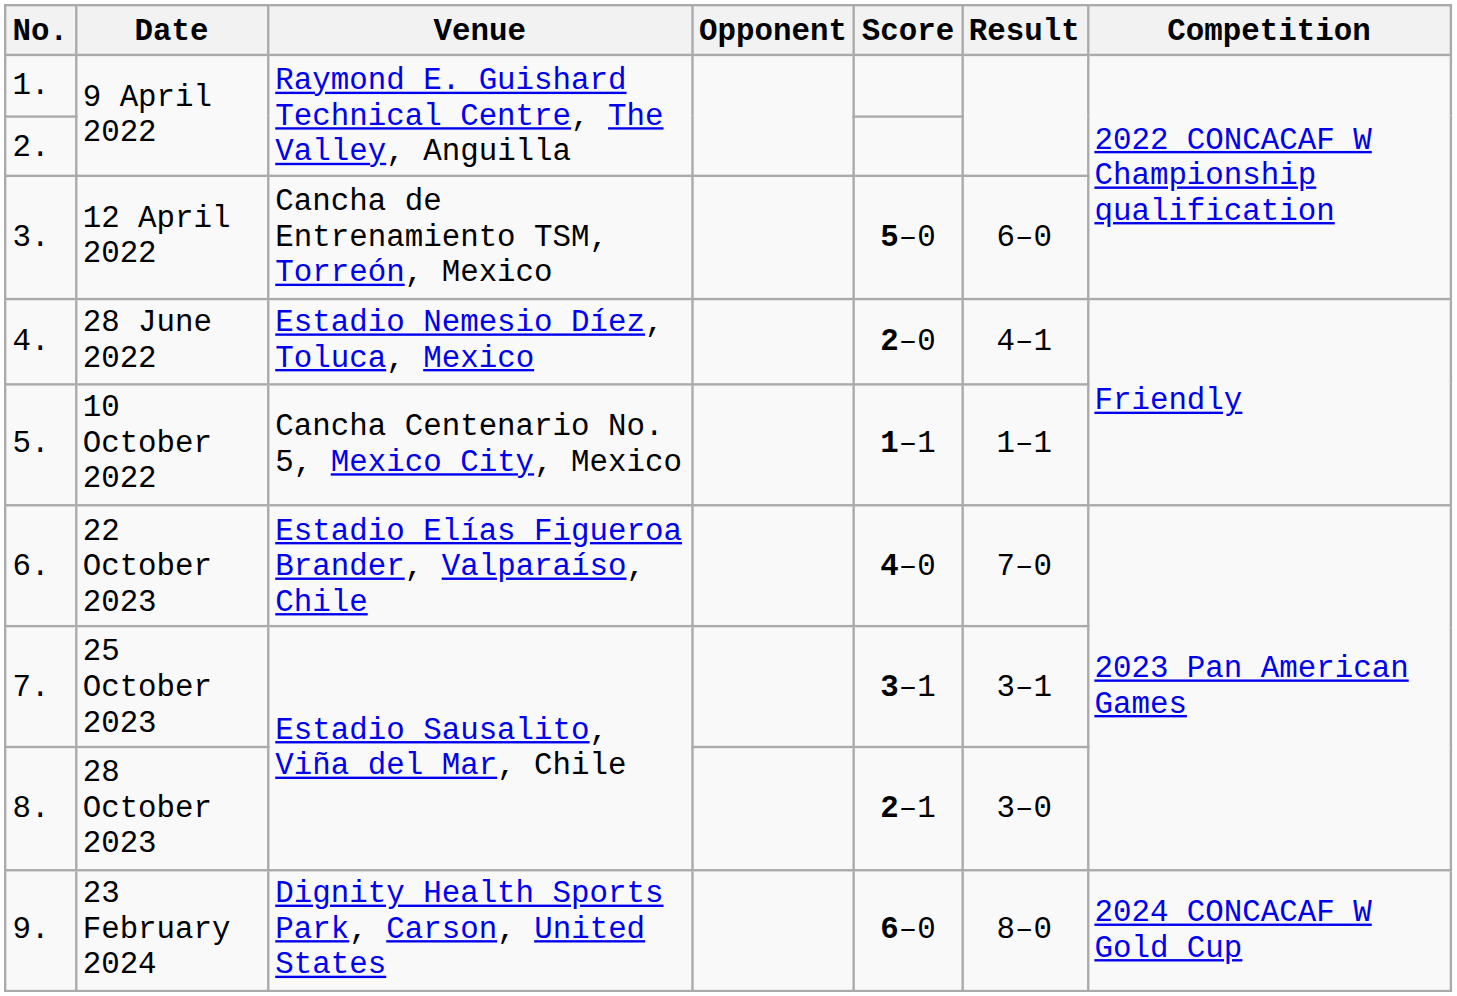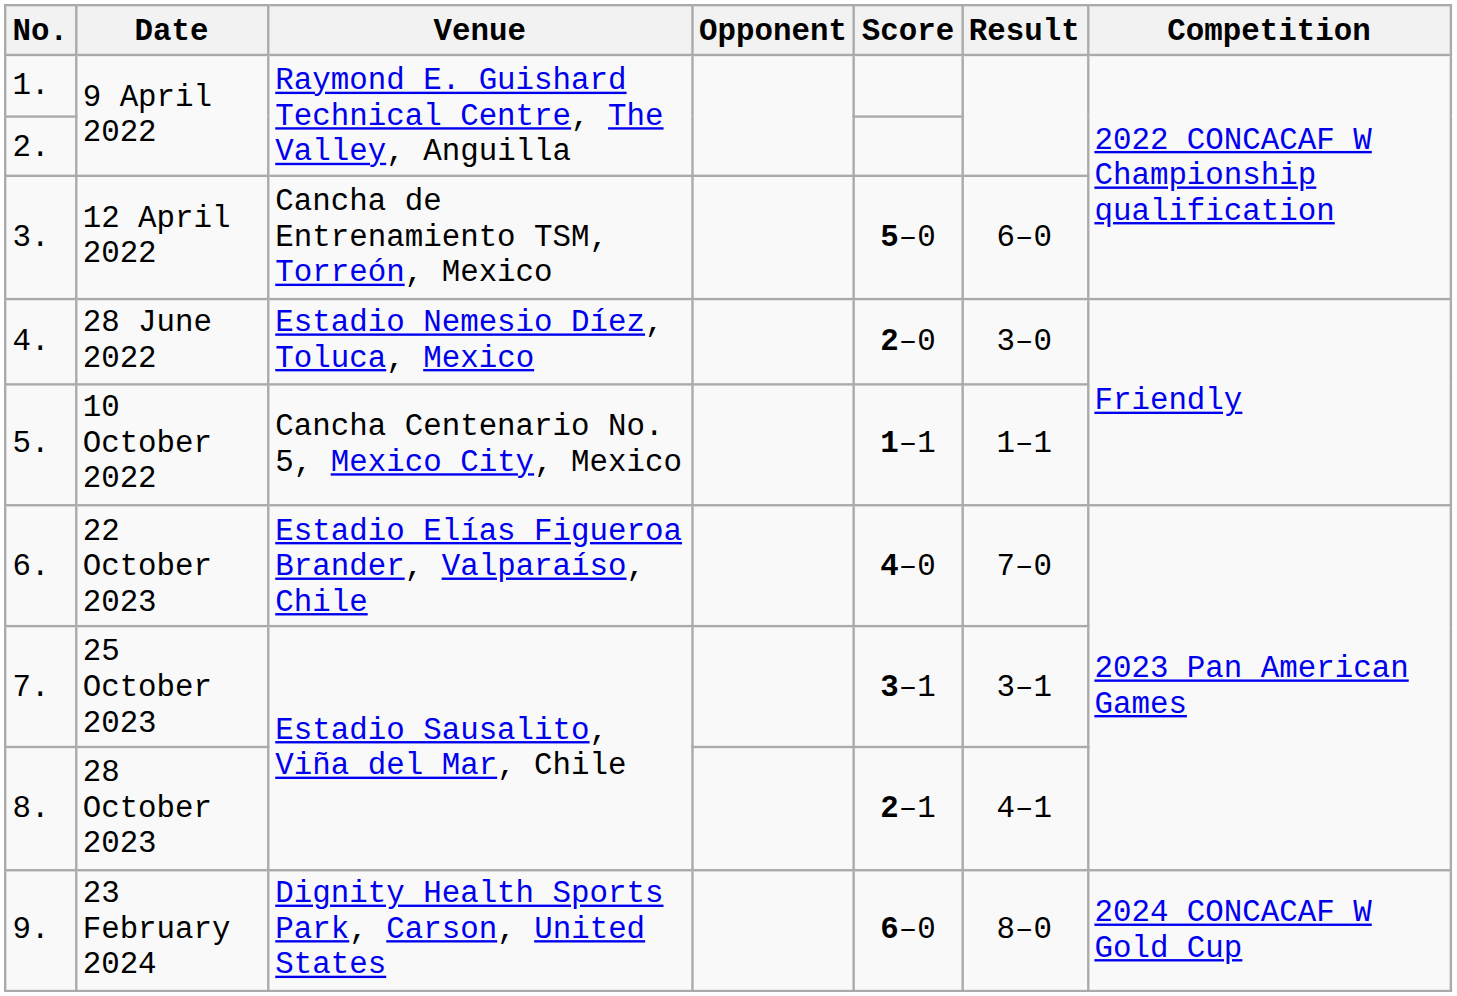(1024, 341) 4–1 -> (1024, 341) 3–0
(1024, 808) 3–0 -> (1024, 808) 4–1
